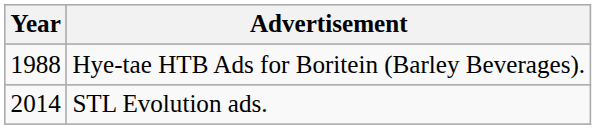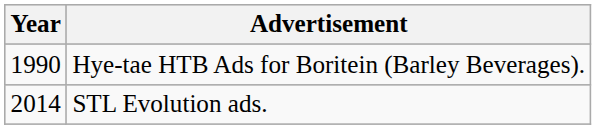(36, 64) 1988 -> (36, 64) 1990
